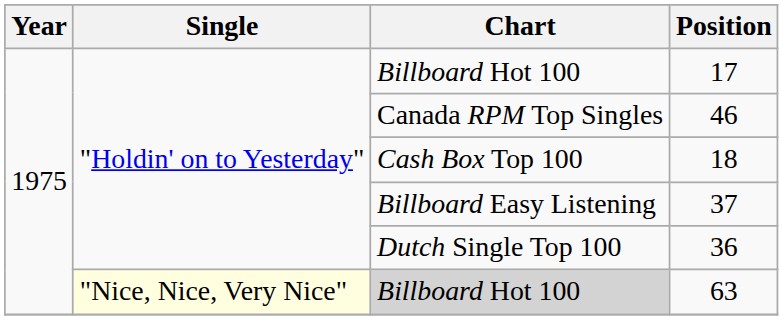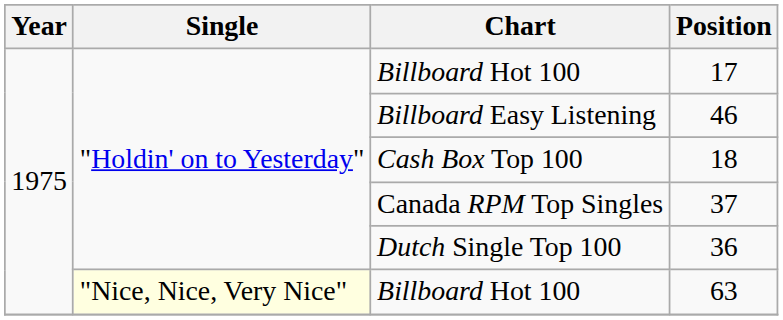(520, 114) Canada RPM Top Singles -> (517, 114) Billboard Easy Listening
(517, 203) Billboard Easy Listening -> (520, 203) Canada RPM Top Singles
(479, 291) lightgrey background -> (479, 291) no background
